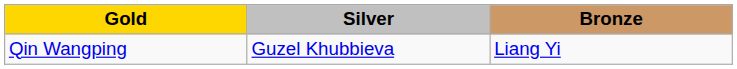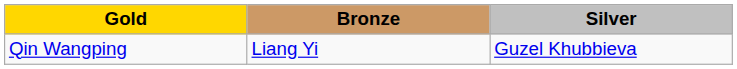columns swapped: (369, 19) <-> (611, 19)
